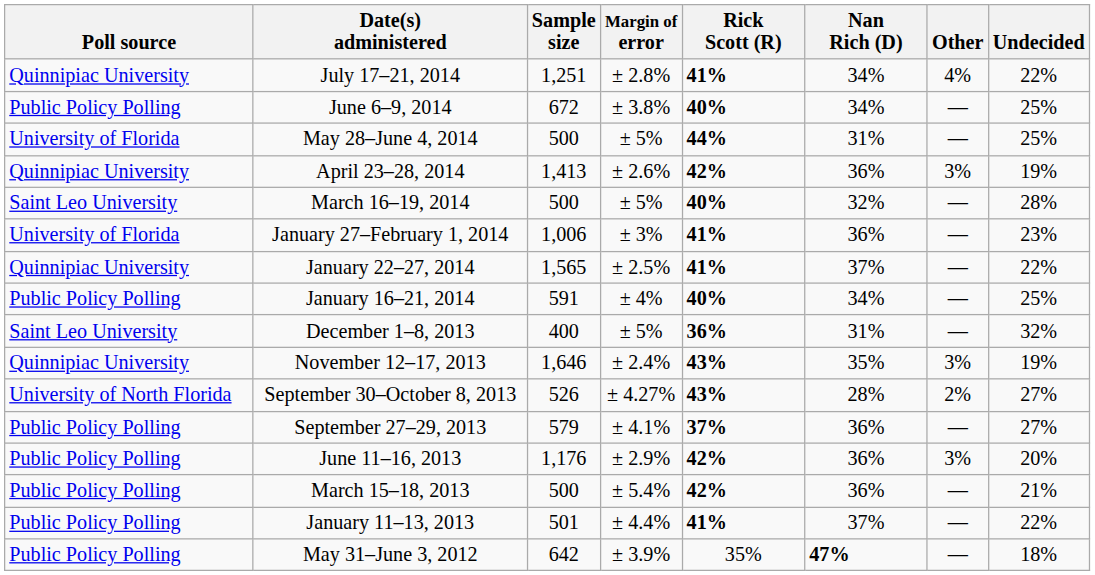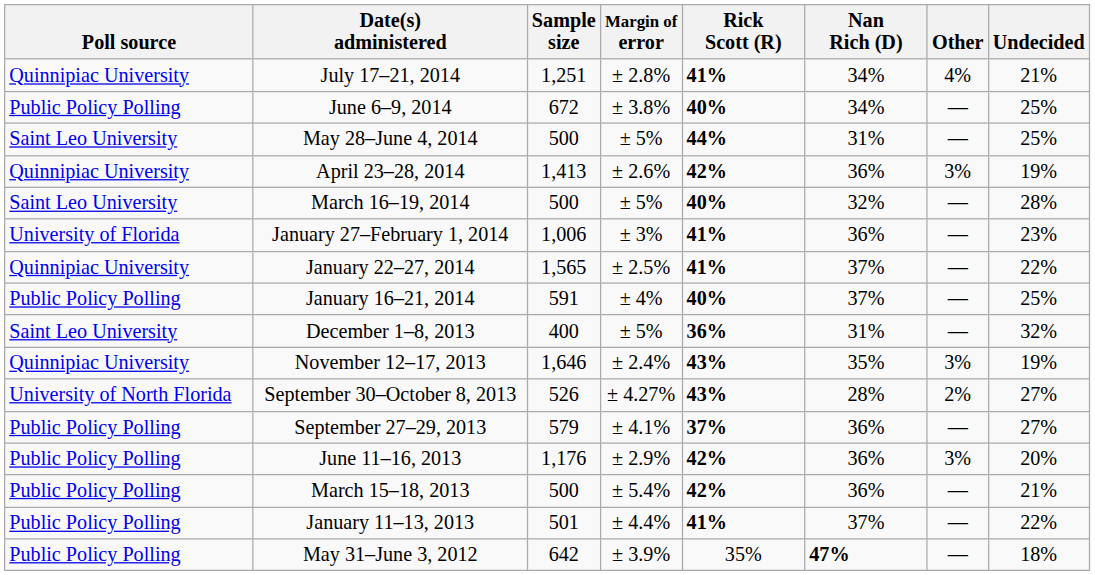(1039, 75) 22% -> (1039, 75) 21%
(94, 139) University of Florida -> (93, 139) Saint Leo University
(866, 298) 34% -> (866, 298) 37%
